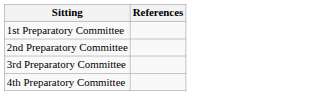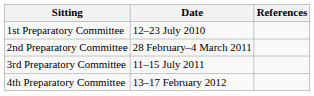+ column: (192, 13)
